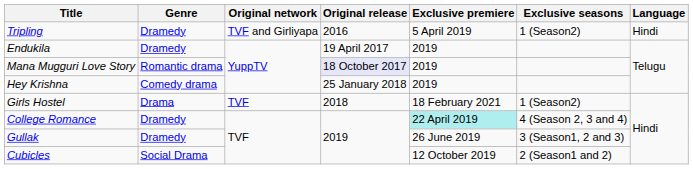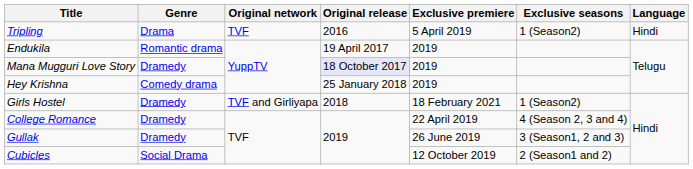(163, 31) Dramedy -> (157, 31) Drama
(273, 31) TVF and Girliyapa -> (238, 31) TVF
(163, 48) Dramedy -> (181, 48) Romantic drama
(181, 66) Romantic drama -> (163, 66) Dramedy
(157, 102) Drama -> (163, 102) Dramedy
(238, 102) TVF -> (273, 102) TVF and Girliyapa
(445, 119) paleturquoise background -> (445, 119) no background
